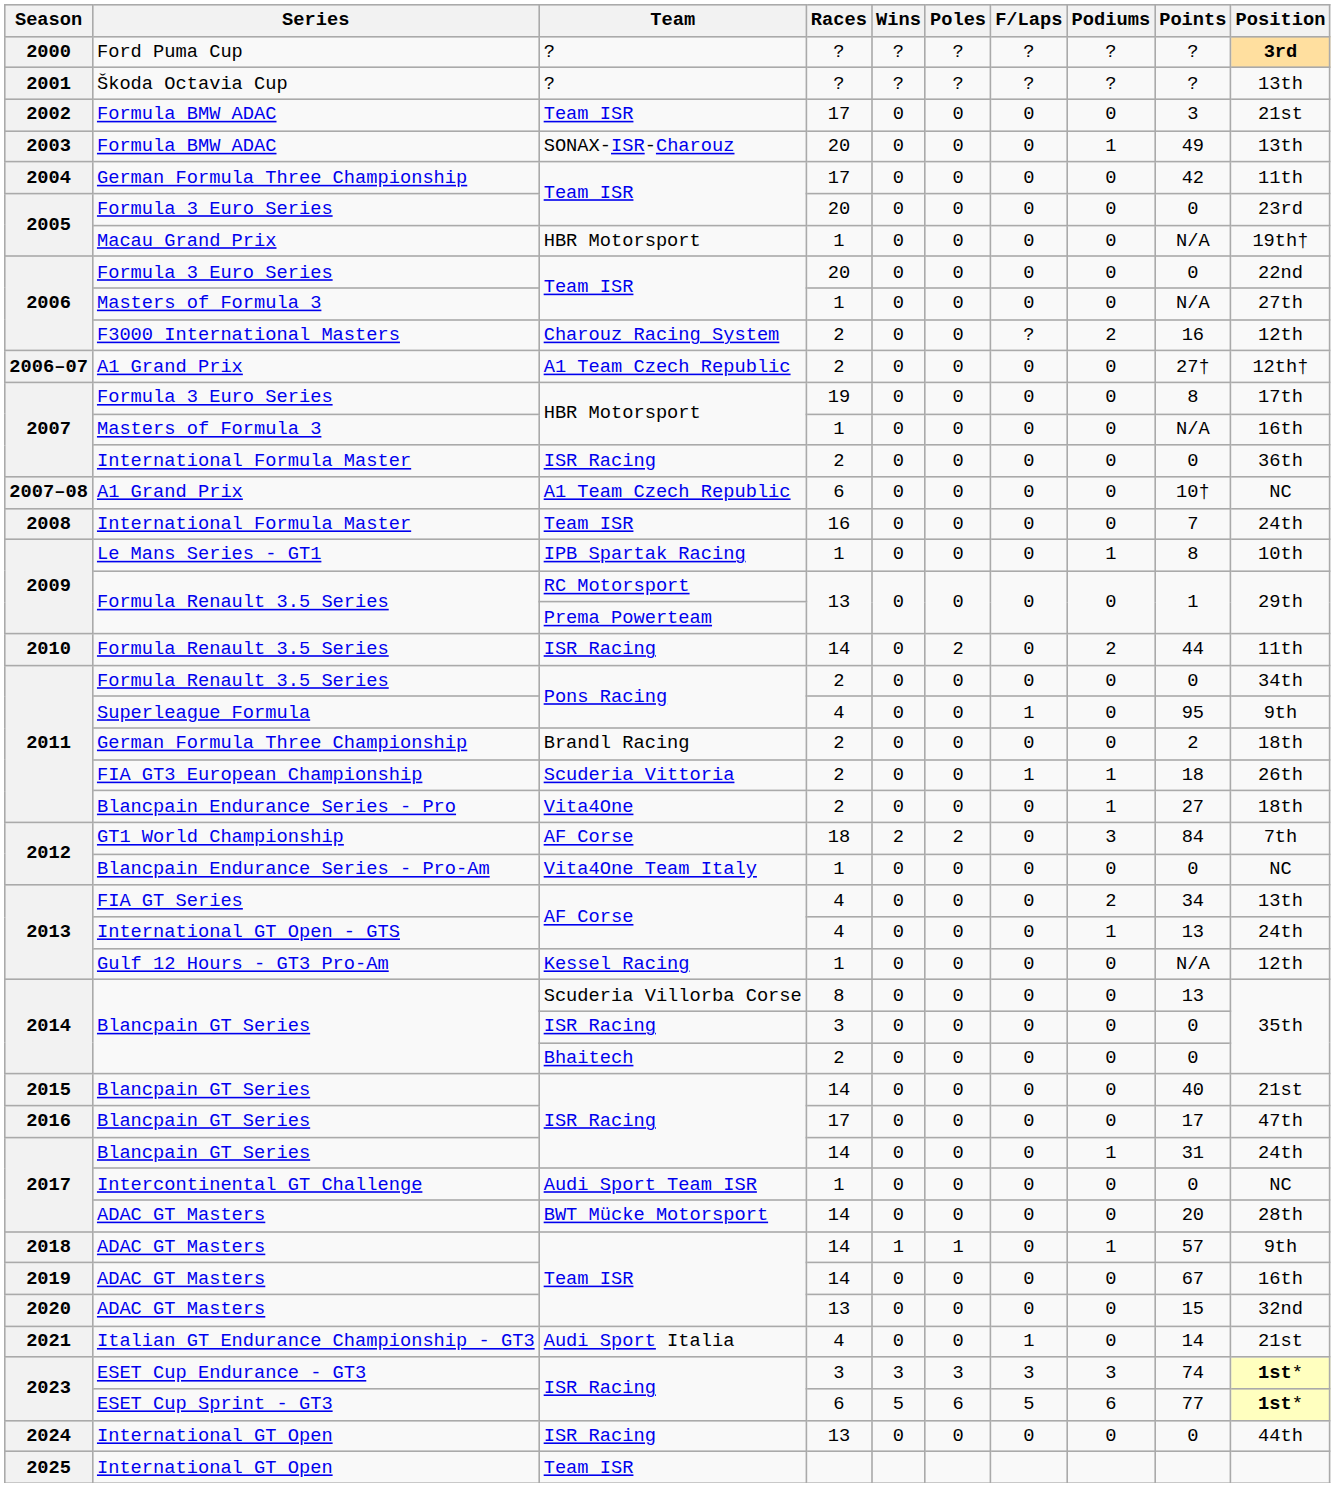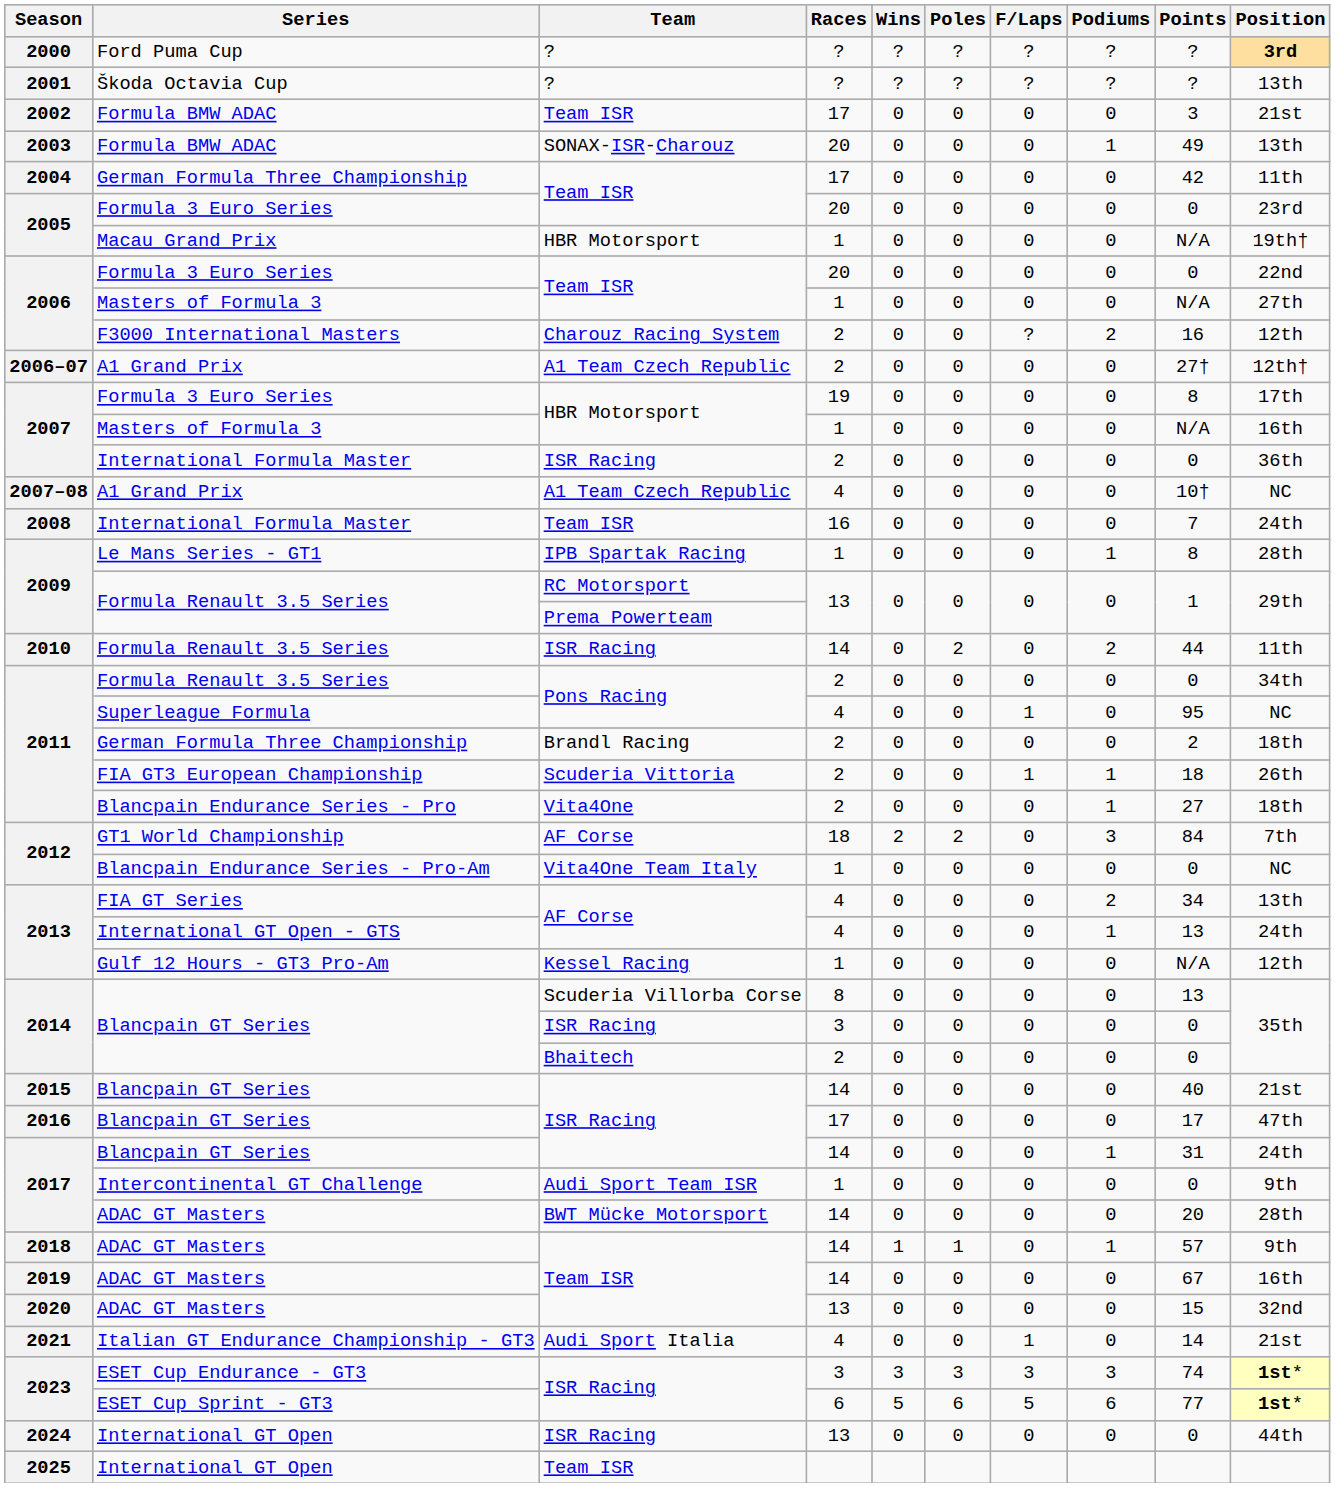(839, 492) 6 -> (839, 492) 4
(1280, 555) 10th -> (1280, 555) 28th
(1280, 712) 9th -> (1280, 712) NC
(1280, 1184) NC -> (1280, 1184) 9th
